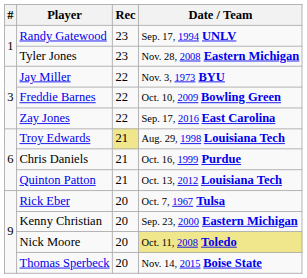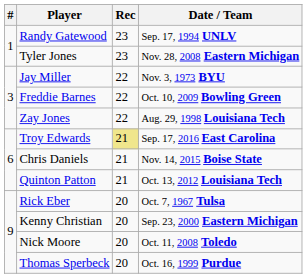(208, 118) Sep. 17, 2016 East Carolina -> (213, 118) Aug. 29, 1998 Louisiana Tech
(213, 139) Aug. 29, 1998 Louisiana Tech -> (208, 139) Sep. 17, 2016 East Carolina
(191, 159) Oct. 16, 1999 Purdue -> (202, 159) Nov. 14, 2015 Boise State
(189, 242) khaki background -> (189, 242) no background
(202, 263) Nov. 14, 2015 Boise State -> (191, 263) Oct. 16, 1999 Purdue
